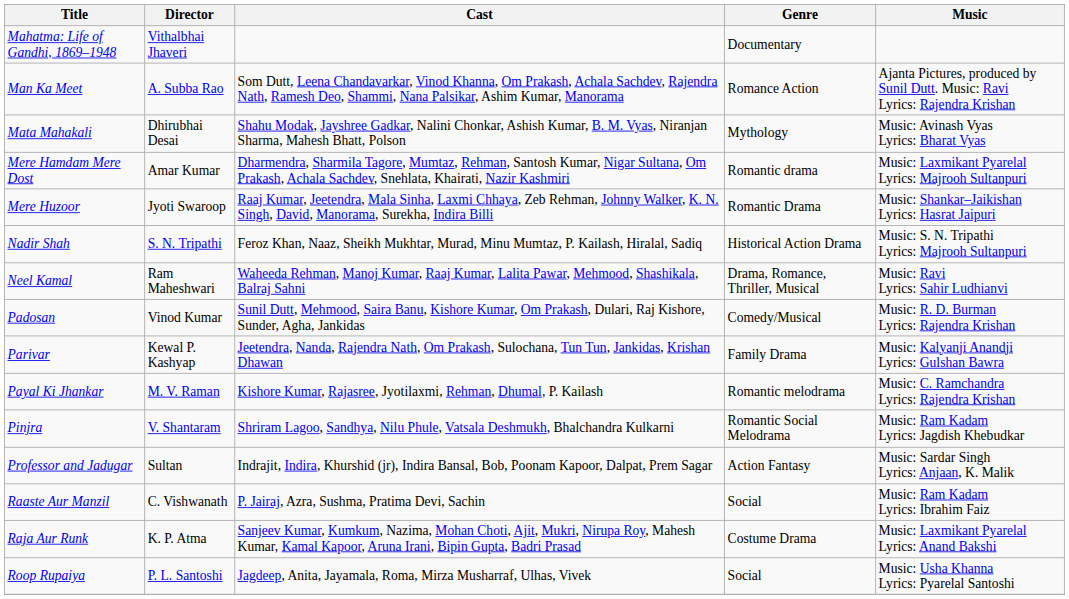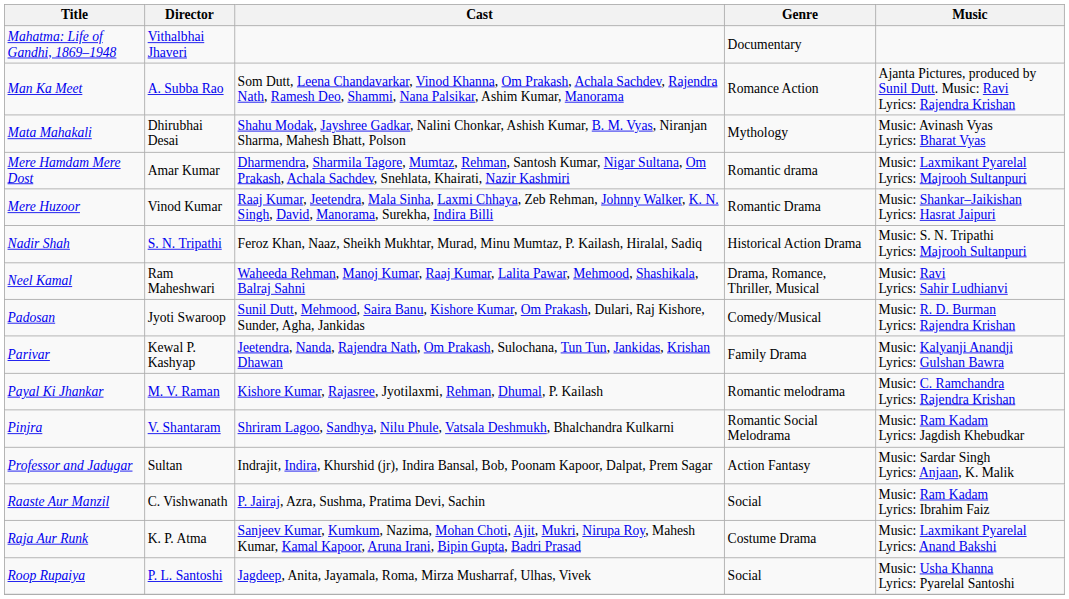(187, 207) Jyoti Swaroop -> (185, 207) Vinod Kumar
(185, 317) Vinod Kumar -> (187, 317) Jyoti Swaroop
